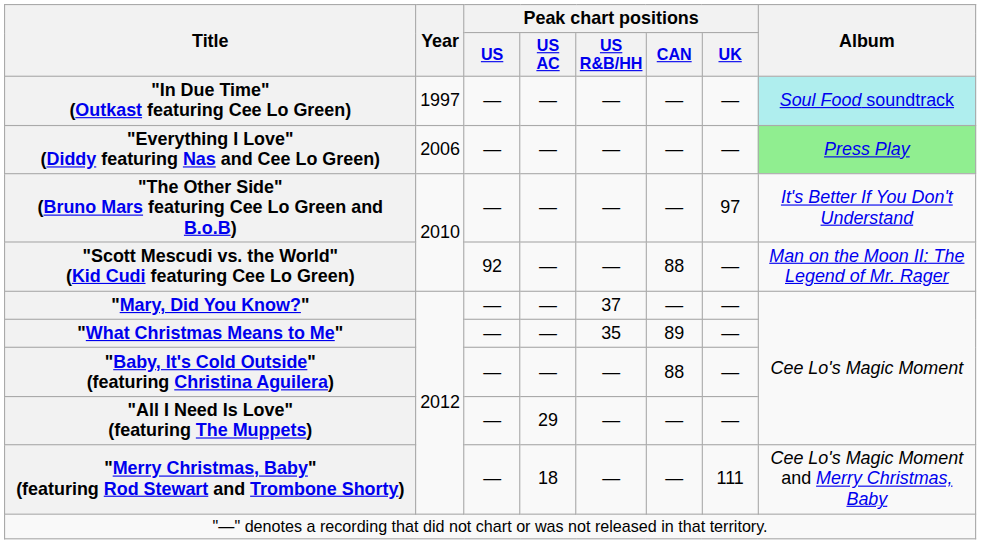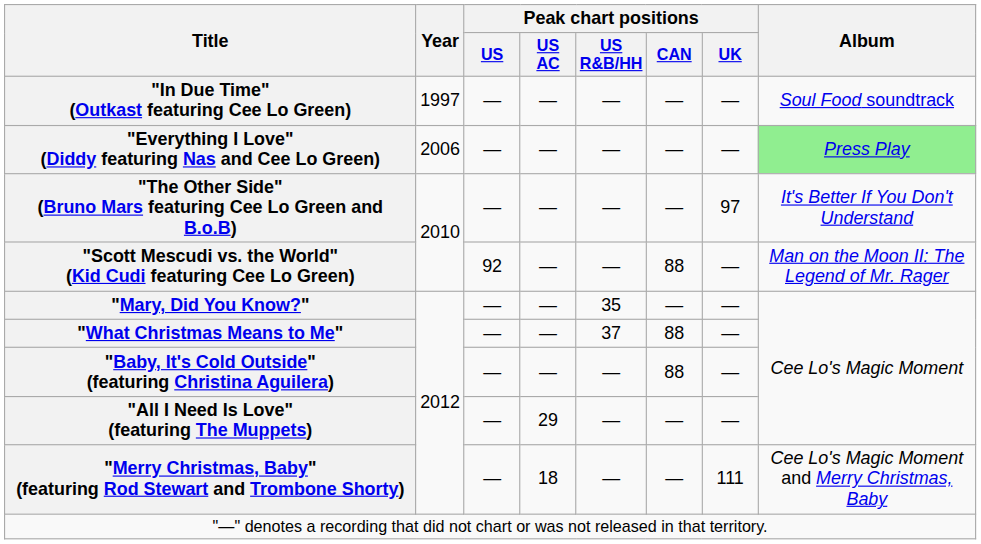(867, 100) paleturquoise background -> (867, 100) no background
(611, 305) 37 -> (611, 305) 35
(611, 333) 35 -> (611, 333) 37
(674, 333) 89 -> (674, 333) 88
